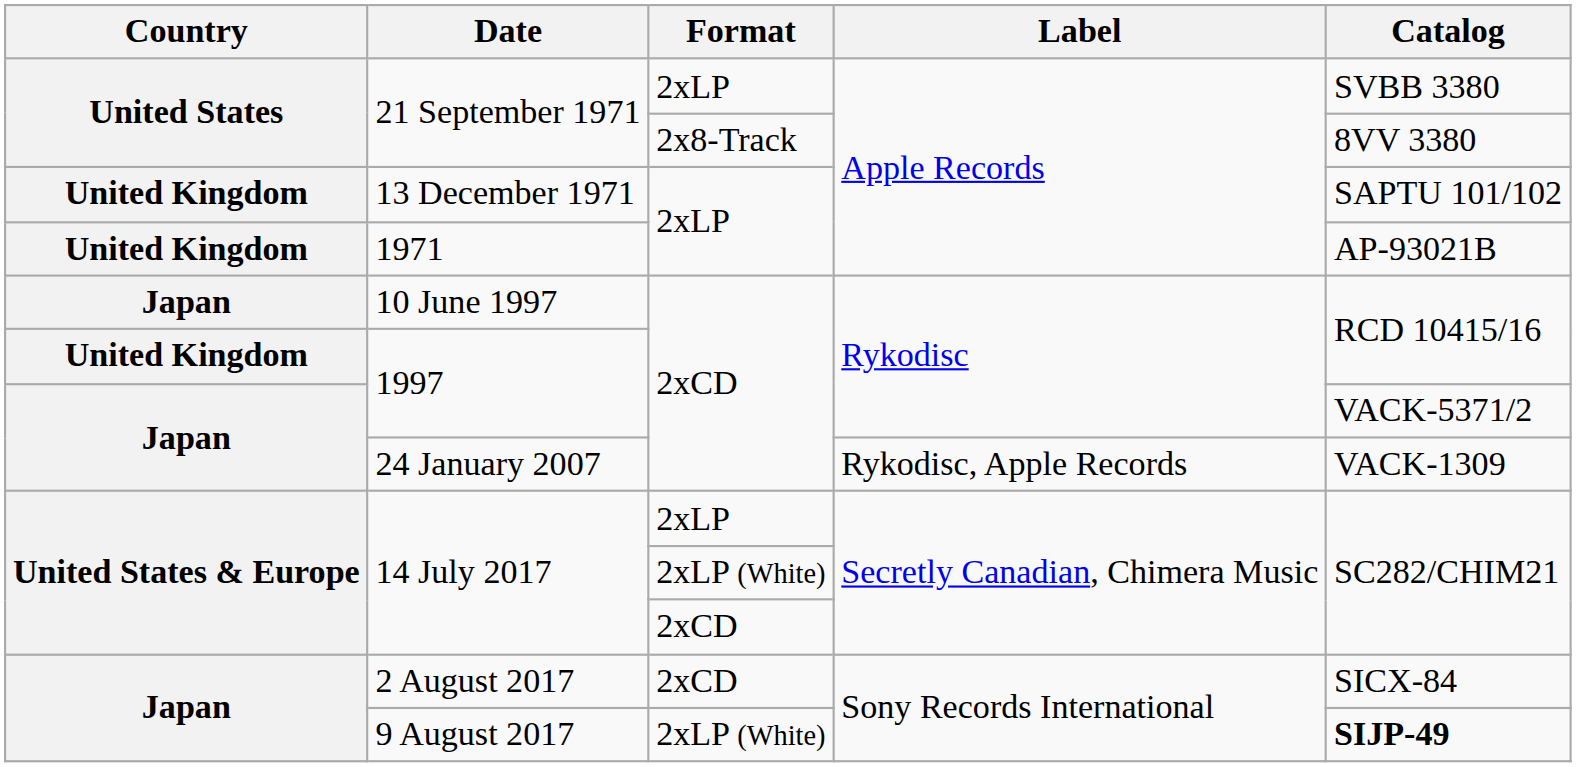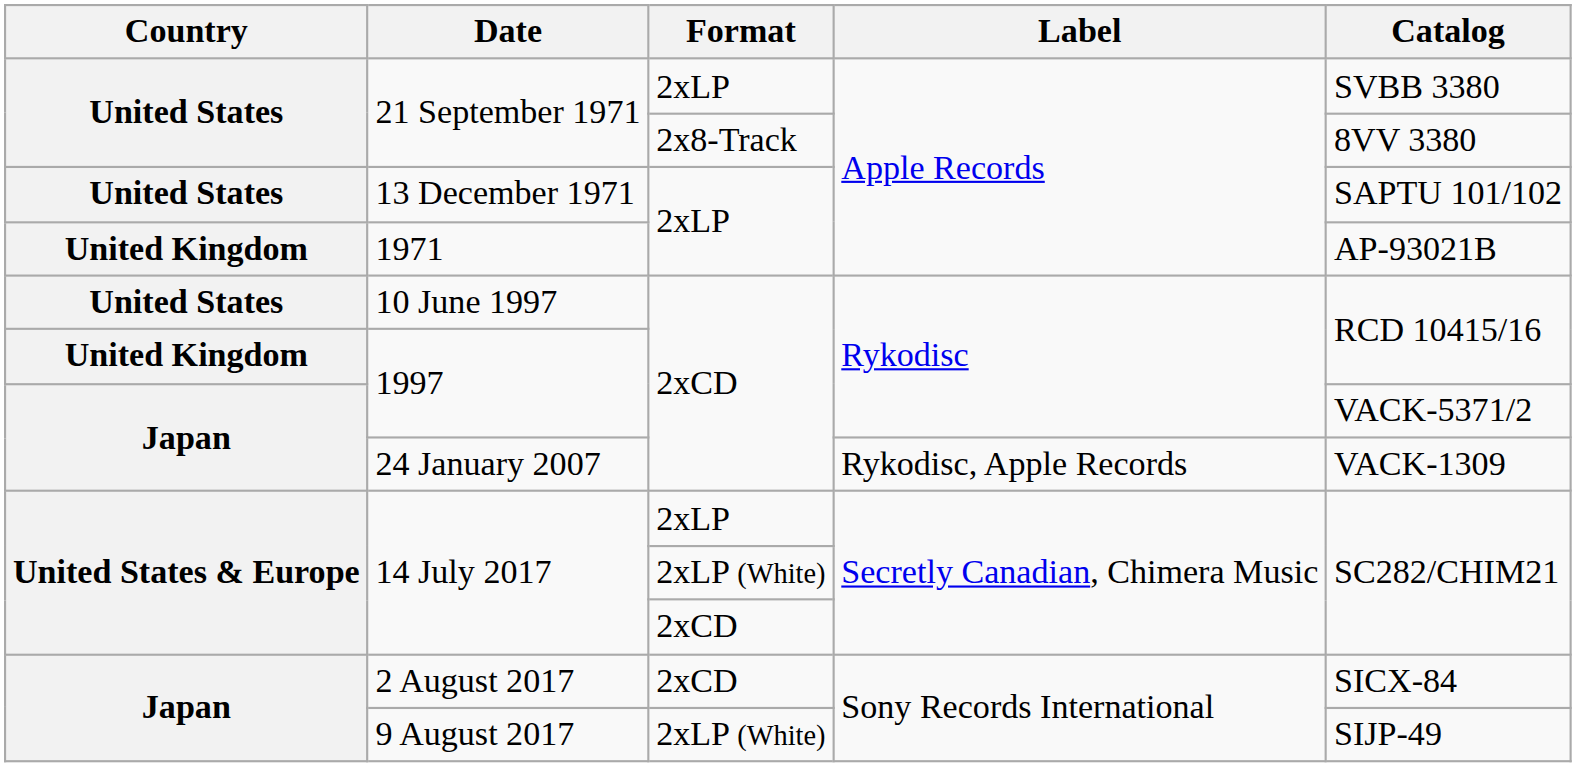(186, 193) United Kingdom -> (186, 193) United States
(186, 301) Japan -> (186, 301) United States
(1392, 734) bold -> (1388, 734) normal
